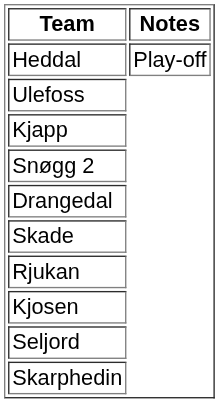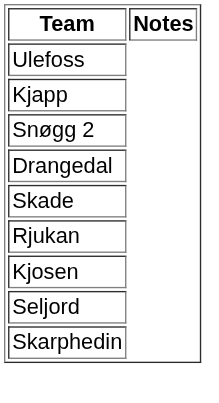- row: (47, 59)
